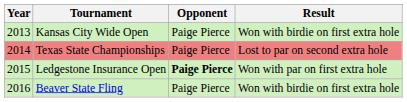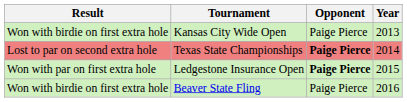columns swapped: (19, 13) <-> (319, 13)
(201, 50) normal -> (340, 50) bold
